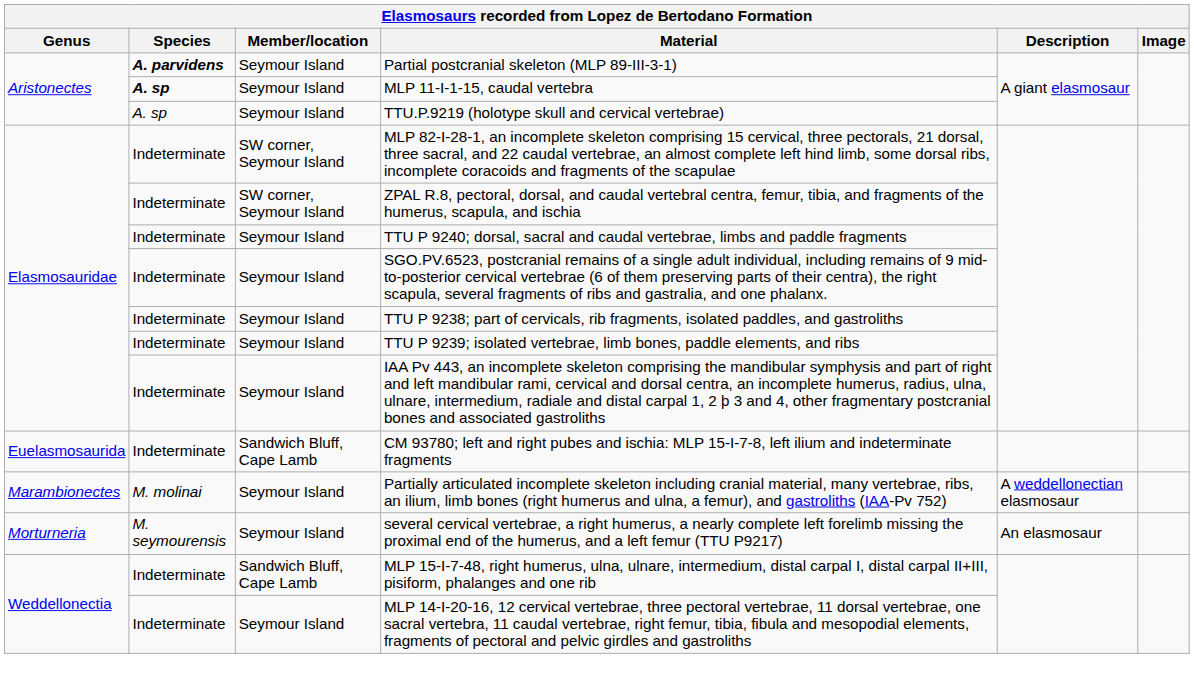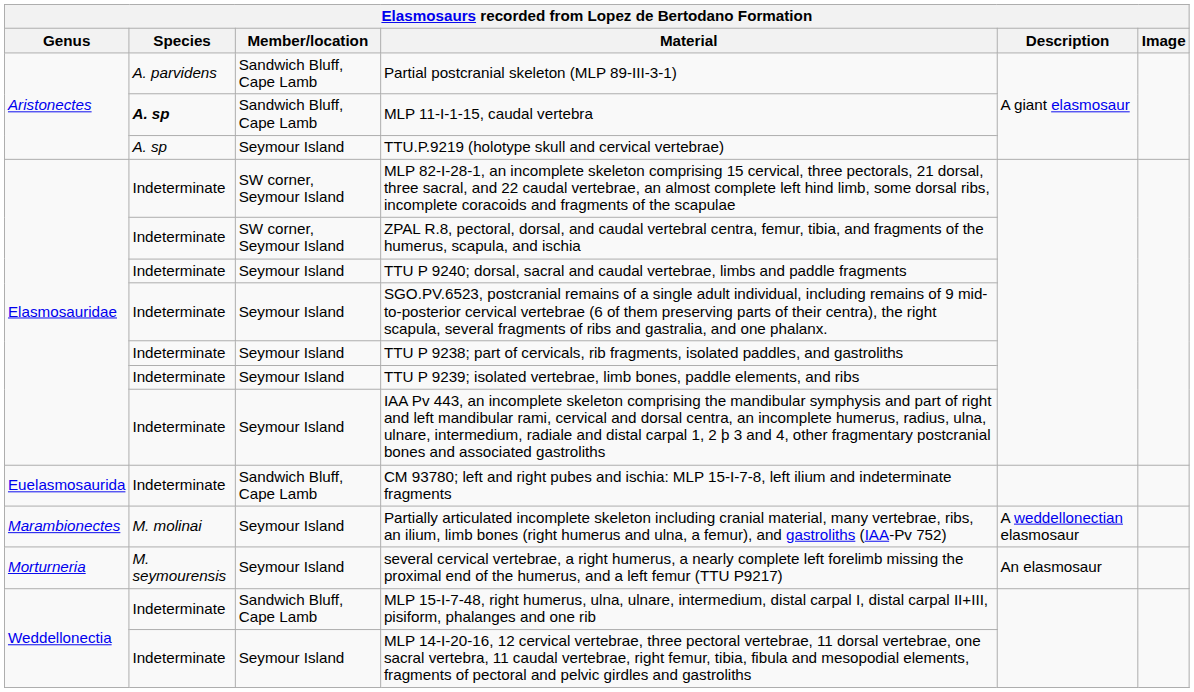(178, 64) bold -> (175, 73) normal
(292, 64) Seymour Island -> (291, 73) Sandwich Bluff, Cape Lamb
(292, 88) Seymour Island -> (291, 114) Sandwich Bluff, Cape Lamb
